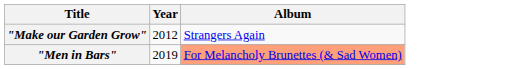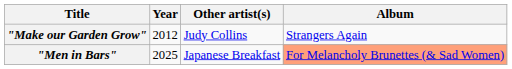+ column: (232, 14)
(165, 54) 2019 -> (165, 54) 2025
